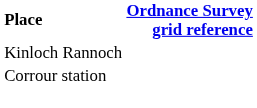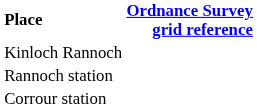+ row: (59, 75)
